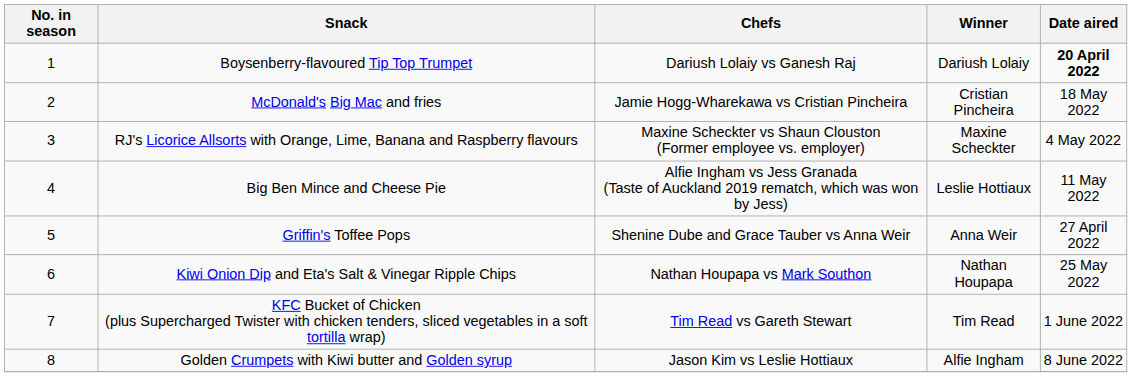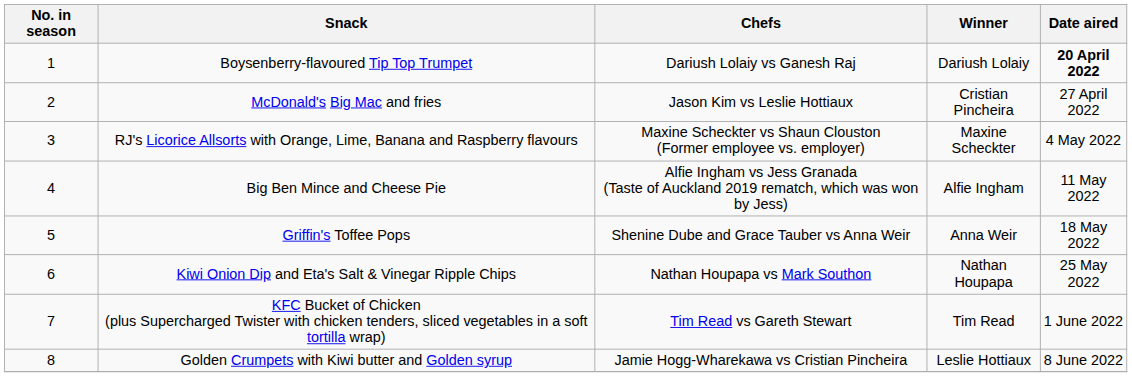(761, 102) Jamie Hogg-Wharekawa vs Cristian Pincheira -> (761, 102) Jason Kim vs Leslie Hottiaux
(1083, 102) 18 May 2022 -> (1083, 102) 27 April 2022
(984, 188) Leslie Hottiaux -> (984, 188) Alfie Ingham
(1083, 235) 27 April 2022 -> (1083, 235) 18 May 2022
(761, 360) Jason Kim vs Leslie Hottiaux -> (761, 360) Jamie Hogg-Wharekawa vs Cristian Pincheira
(984, 360) Alfie Ingham -> (984, 360) Leslie Hottiaux
